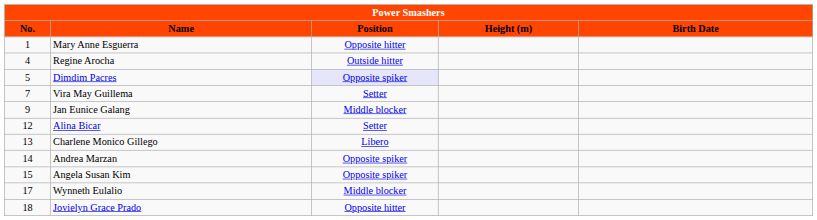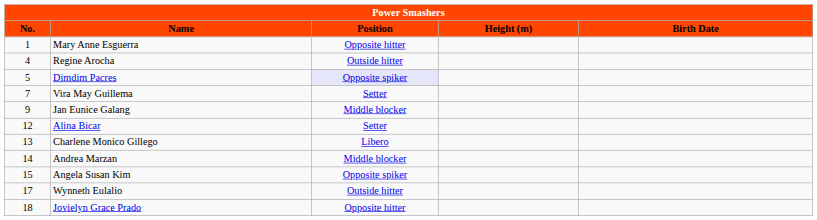(375, 158) Opposite spiker -> (375, 158) Middle blocker
(375, 191) Middle blocker -> (375, 191) Outside hitter
